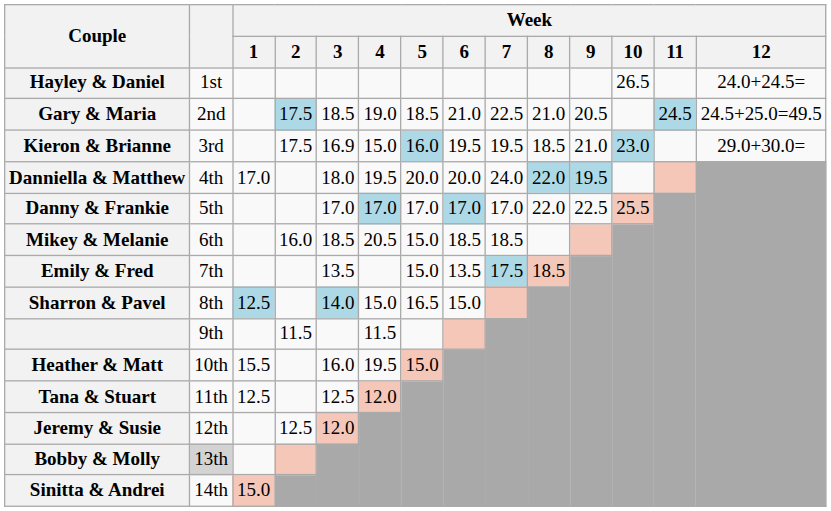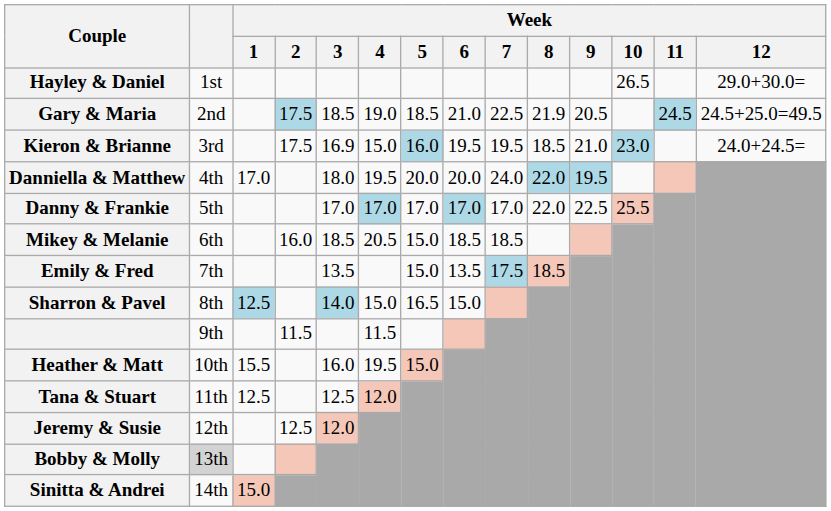(761, 83) 24.0+24.5= -> (761, 83) 29.0+30.0=
(549, 114) 21.0 -> (549, 114) 21.9
(761, 145) 29.0+30.0= -> (761, 145) 24.0+24.5=
